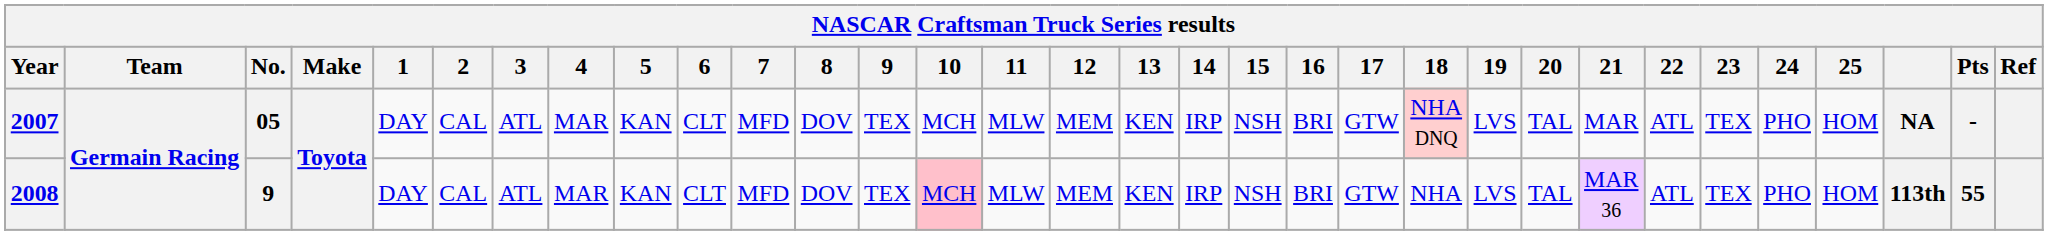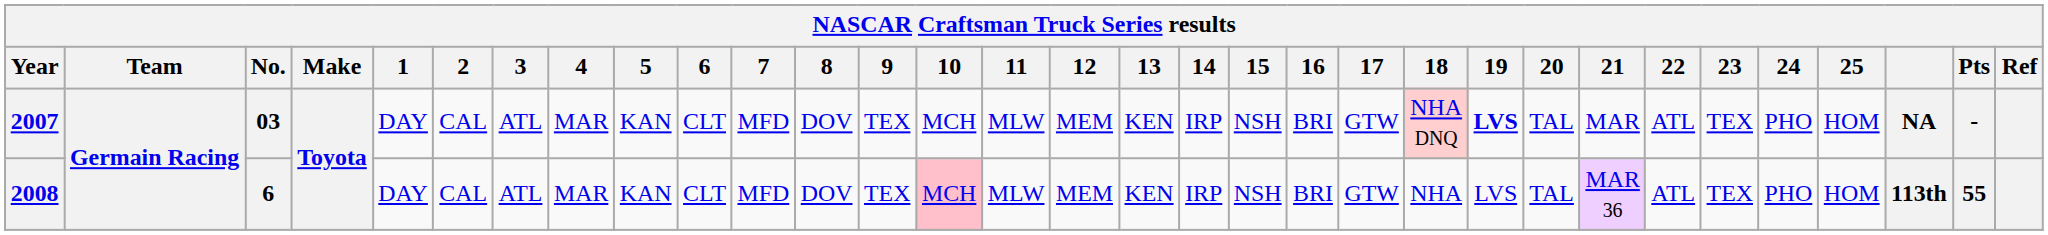(268, 122) 05 -> (268, 122) 03
(1495, 122) normal -> (1496, 122) bold
(268, 194) 9 -> (268, 194) 6
